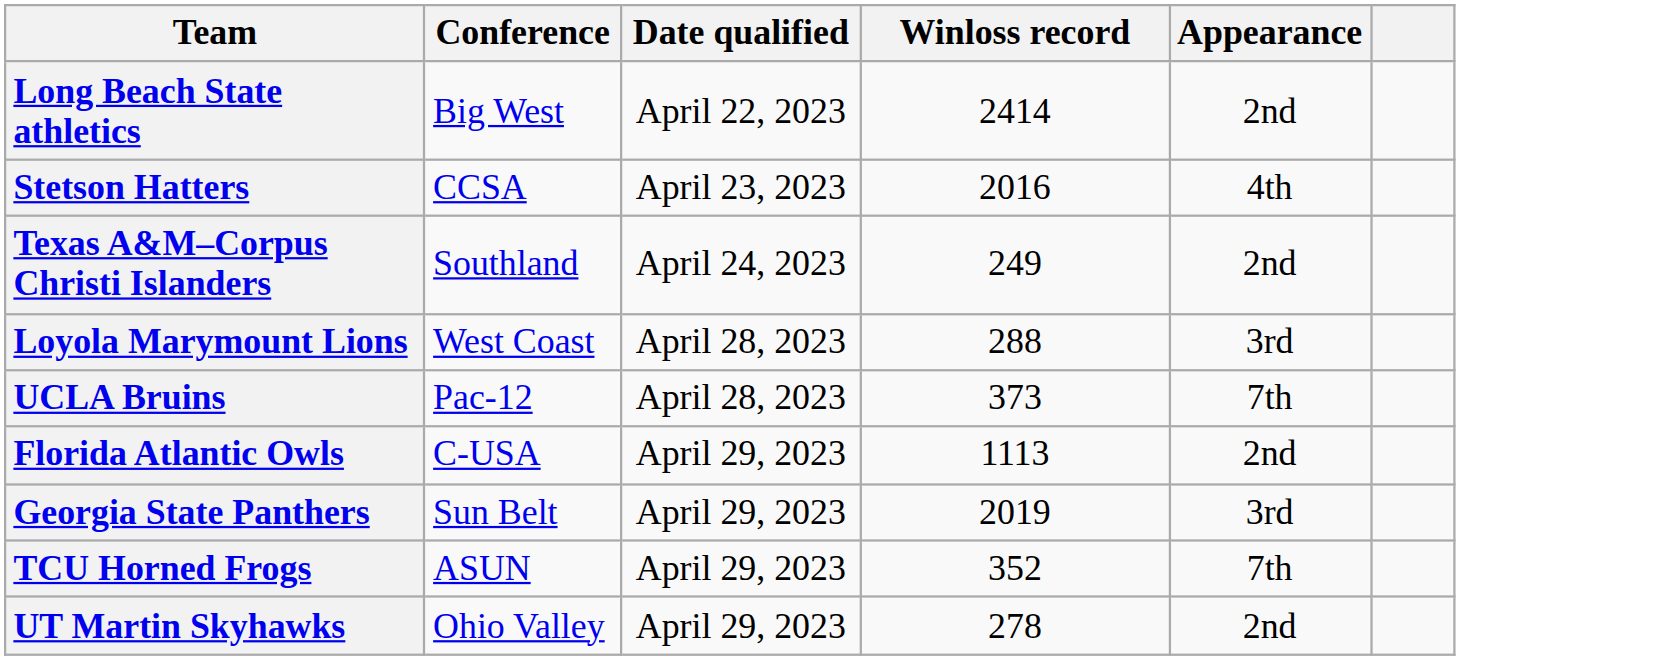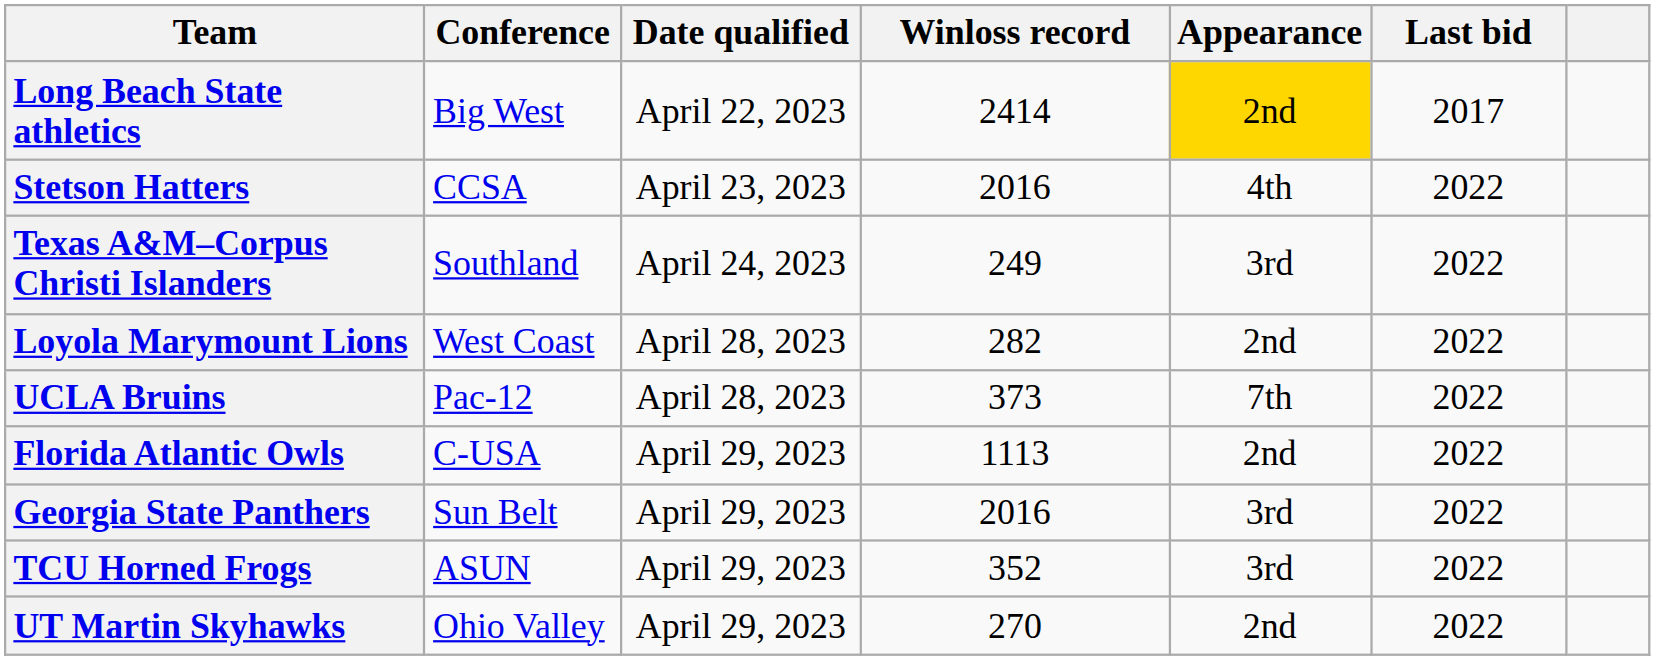+ column: (1468, 32)
(1270, 109) no background -> (1270, 109) gold background
(1270, 263) 2nd -> (1270, 263) 3rd
(1015, 340) 288 -> (1015, 340) 282
(1270, 340) 3rd -> (1270, 340) 2nd
(1015, 511) 2019 -> (1015, 511) 2016
(1270, 568) 7th -> (1270, 568) 3rd
(1015, 625) 278 -> (1015, 625) 270
